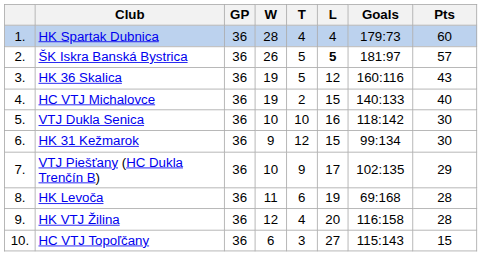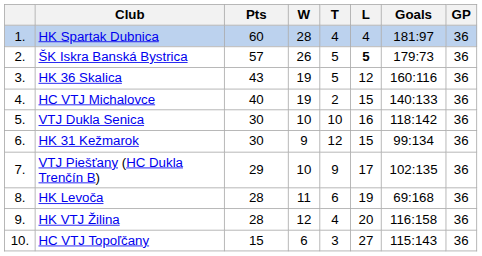columns swapped: (240, 15) <-> (445, 15)
(380, 36) 179:73 -> (414, 36) 181:97
(380, 57) 181:97 -> (414, 57) 179:73
